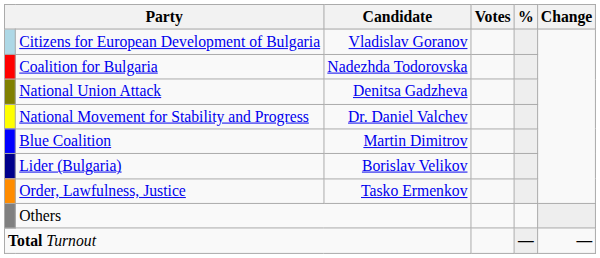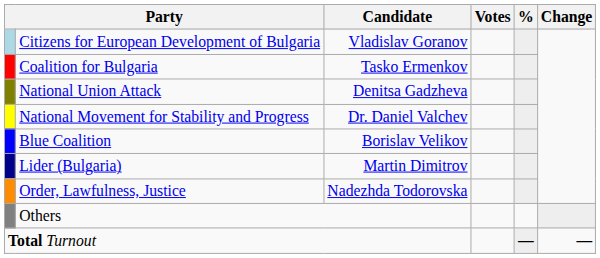(397, 66) Nadezhda Todorovska -> (414, 66) Tasko Ermenkov
(415, 141) Martin Dimitrov -> (415, 141) Borislav Velikov
(415, 166) Borislav Velikov -> (415, 166) Martin Dimitrov
(414, 191) Tasko Ermenkov -> (397, 191) Nadezhda Todorovska
